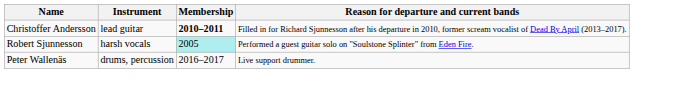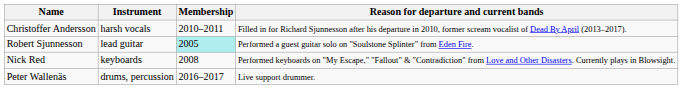(122, 28) lead guitar -> (125, 28) harsh vocals
(201, 28) bold -> (201, 28) normal
(125, 44) harsh vocals -> (122, 44) lead guitar
+ row: (26, 60)
